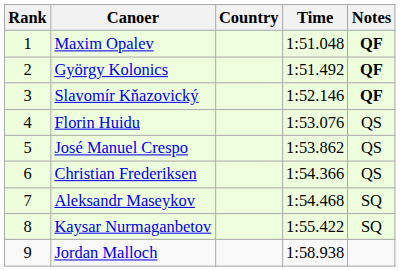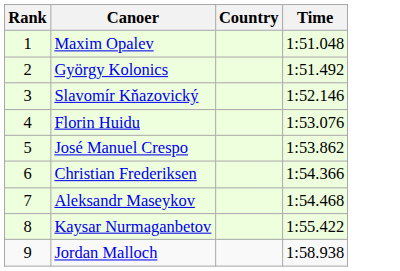- column: (371, 17)
